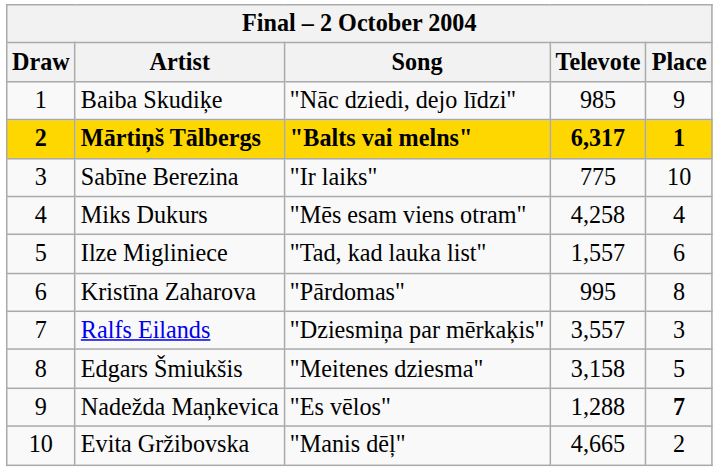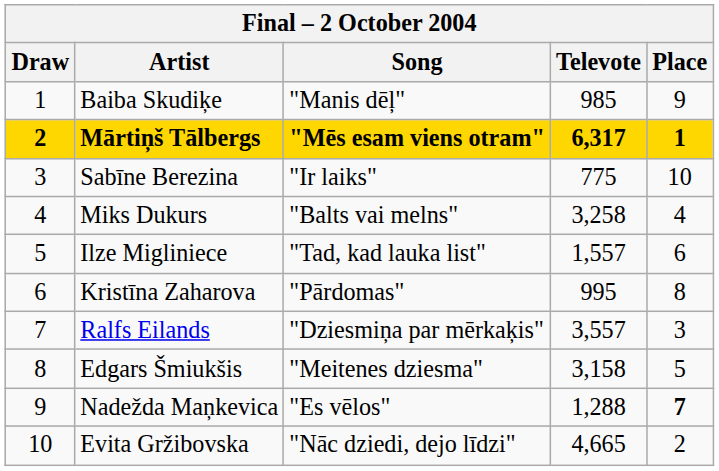(403, 100) "Nāc dziedi, dejo līdzi" -> (347, 100) "Manis dēļ"
(381, 138) "Balts vai melns" -> (417, 138) "Mēs esam viens otram"
(408, 215) "Mēs esam viens otram" -> (374, 215) "Balts vai melns"
(598, 215) 4,258 -> (599, 215) 3,258
(348, 445) "Manis dēļ" -> (402, 445) "Nāc dziedi, dejo līdzi"
